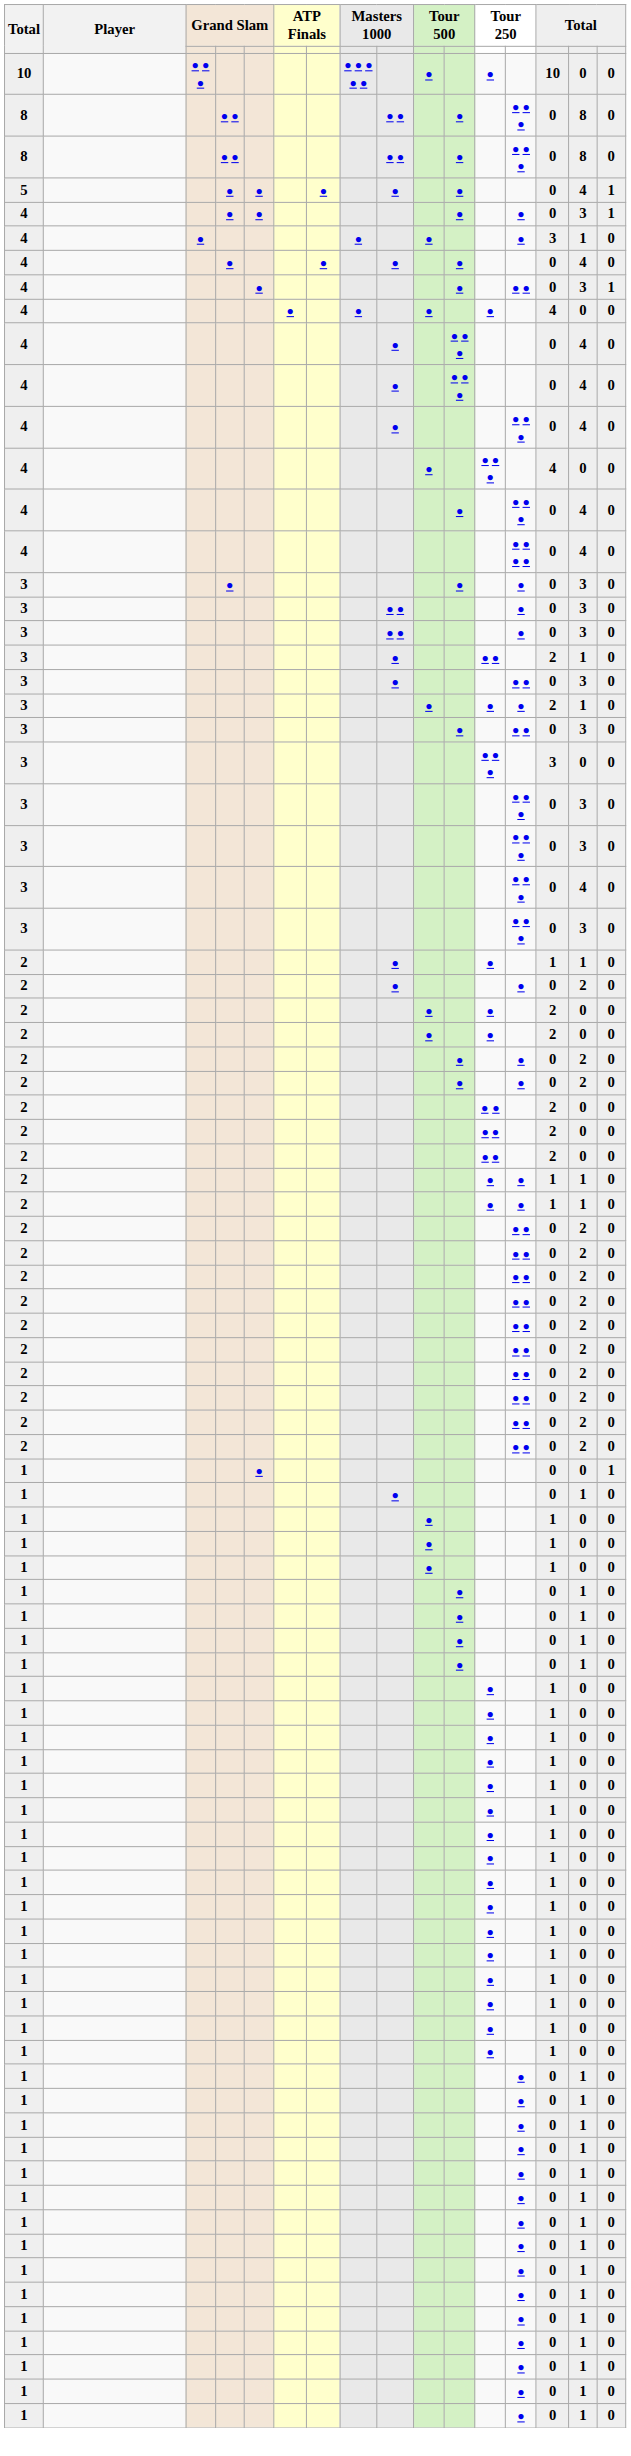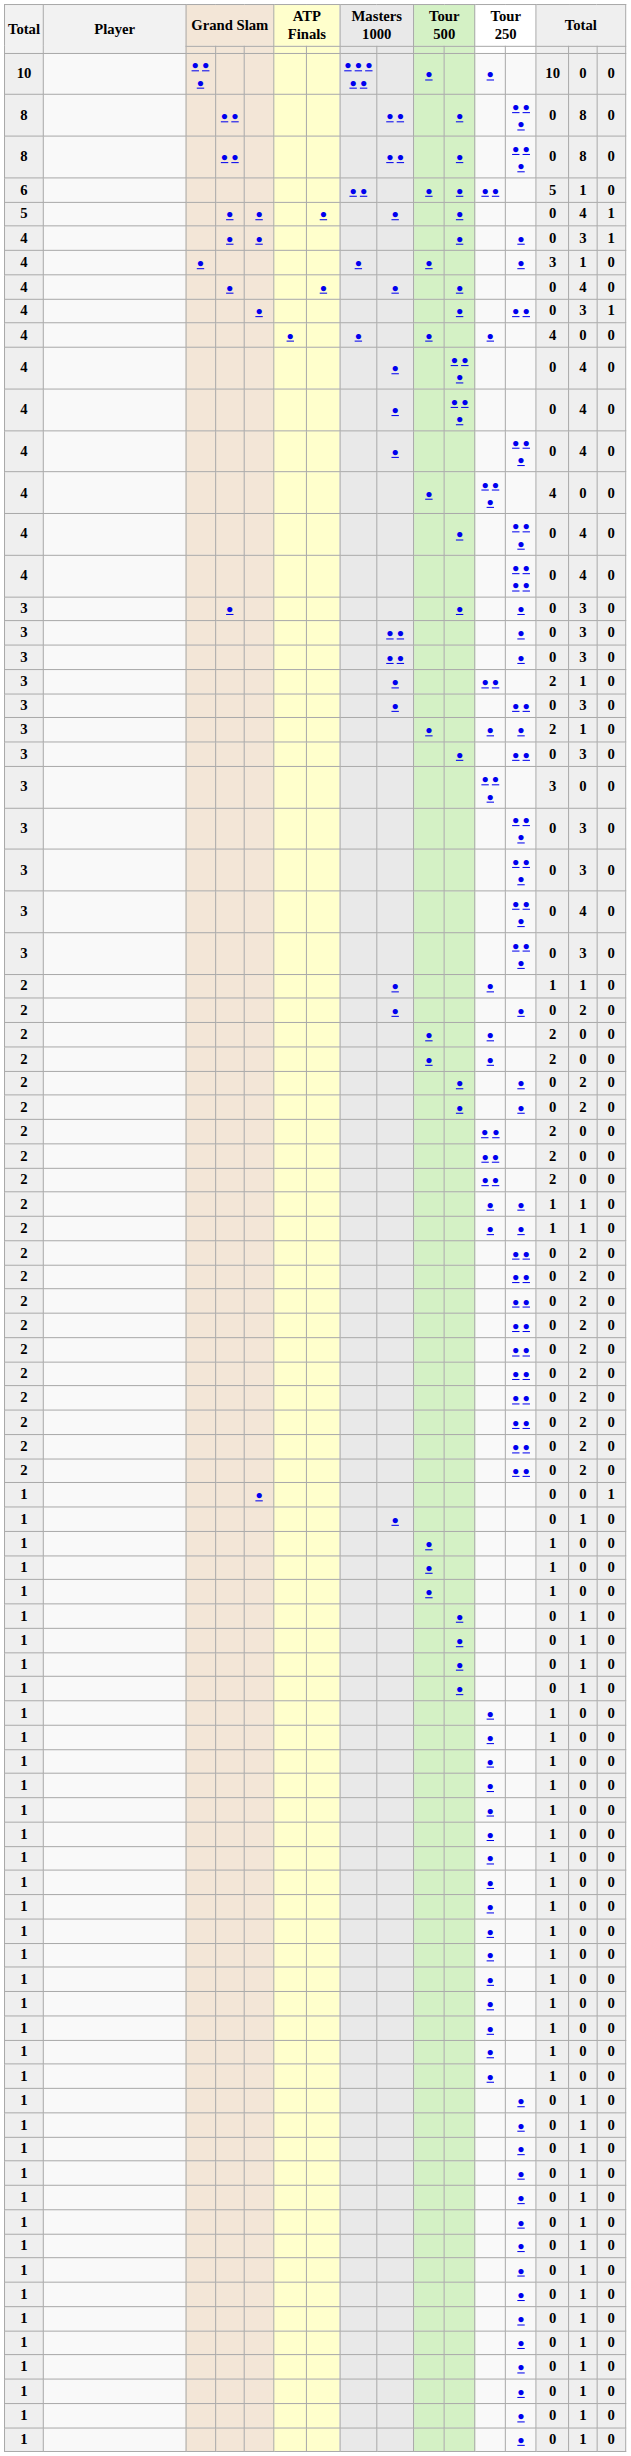+ row: (24, 190)
